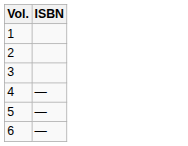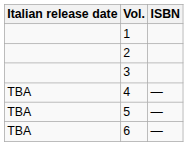+ column: (62, 14)
